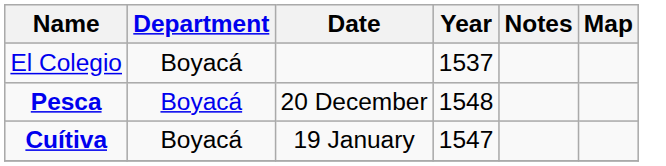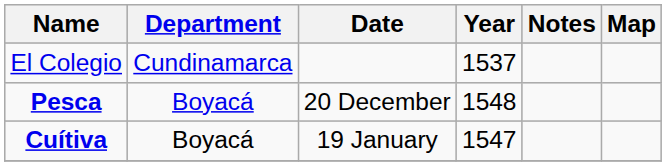(201, 62) Boyacá -> (213, 62) Cundinamarca
